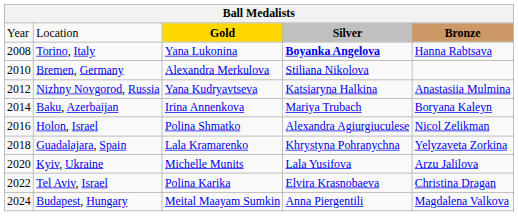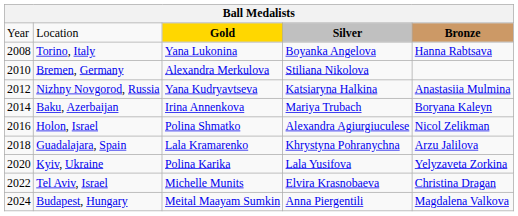(333, 51) bold -> (331, 51) normal
(461, 145) Yelyzaveta Zorkina -> (446, 145) Arzu Jalilova
(204, 164) Michelle Munits -> (198, 164) Polina Karika
(446, 164) Arzu Jalilova -> (461, 164) Yelyzaveta Zorkina
(198, 182) Polina Karika -> (204, 182) Michelle Munits
